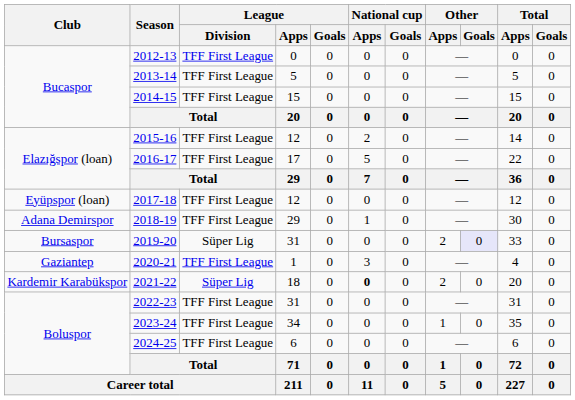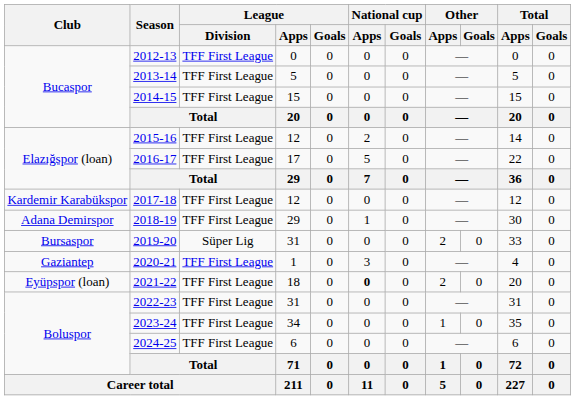(67, 199) Eyüpspor (loan) -> (67, 199) Kardemir Karabükspor
(479, 240) lavender background -> (479, 240) no background
(67, 281) Kardemir Karabükspor -> (67, 281) Eyüpspor (loan)
(228, 281) Süper Lig -> (228, 281) TFF First League
